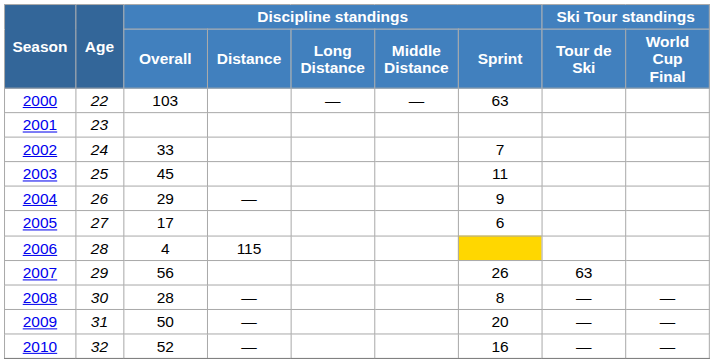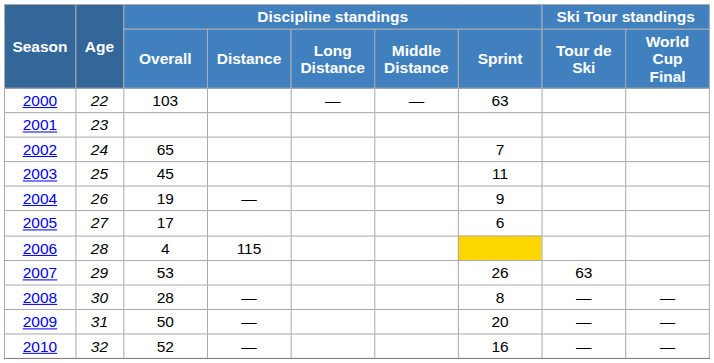(165, 150) 33 -> (165, 150) 65
(165, 199) 29 -> (165, 199) 19
(165, 273) 56 -> (165, 273) 53
